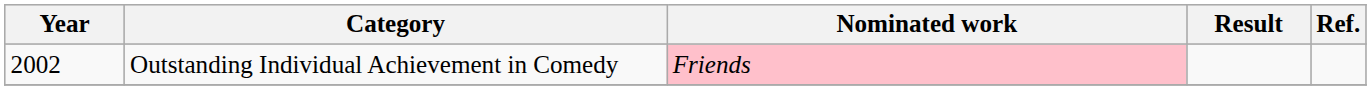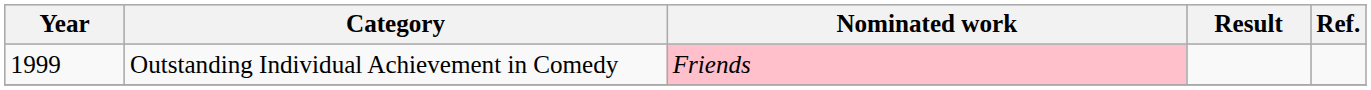(36, 64) 2002 -> (36, 64) 1999
